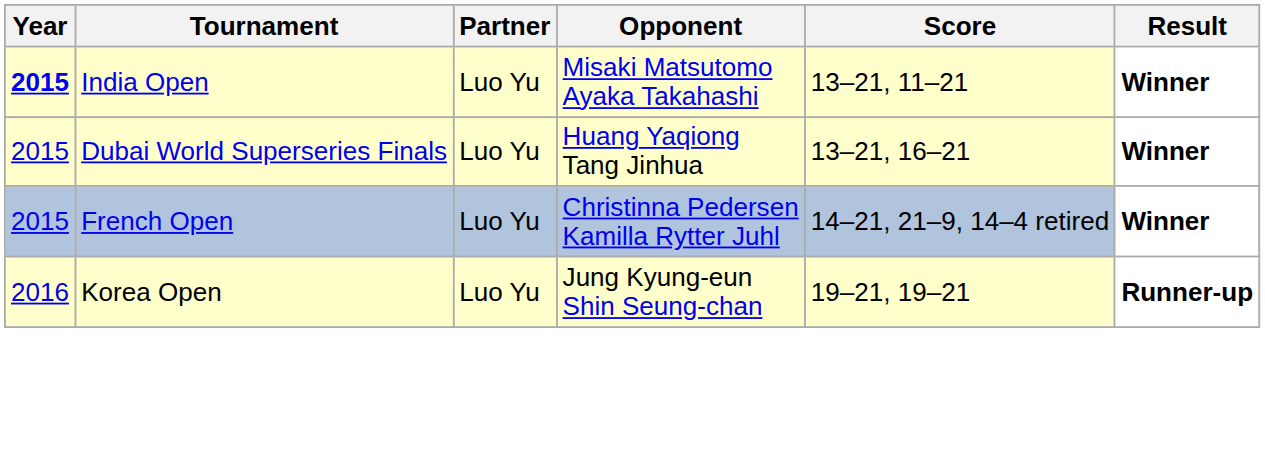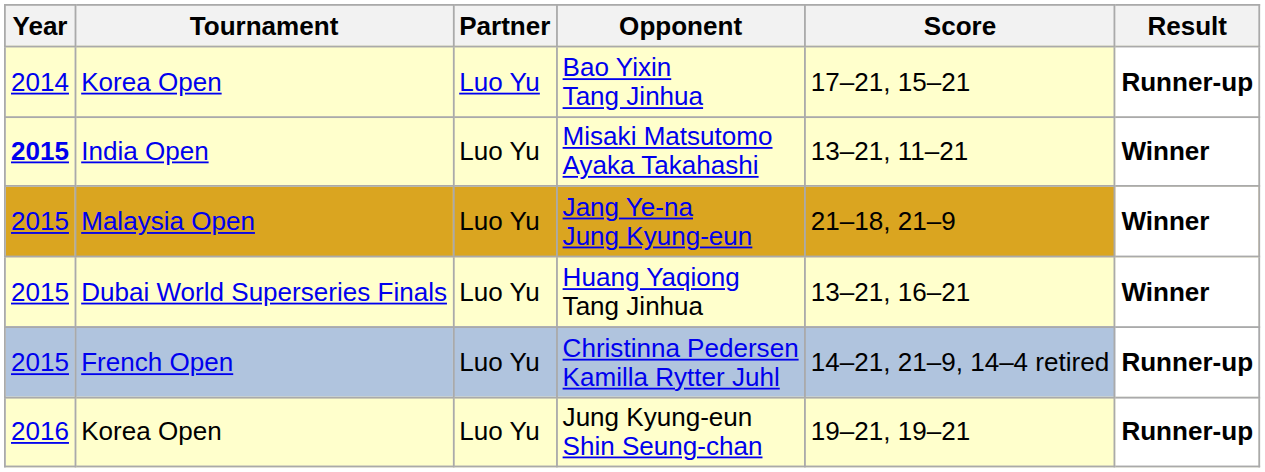+ row: (633, 82)
+ row: (657, 222)
(1165, 222) Winner -> (1187, 362) Runner-up
